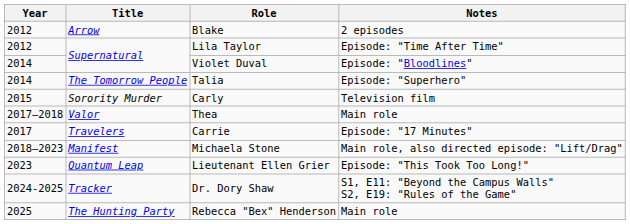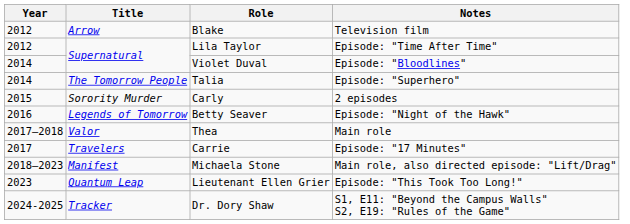(372, 30) 2 episodes -> (382, 30) Television film
(388, 98) Television film -> (366, 98) 2 episodes
+ row: (230, 115)
- row: (264, 211)
